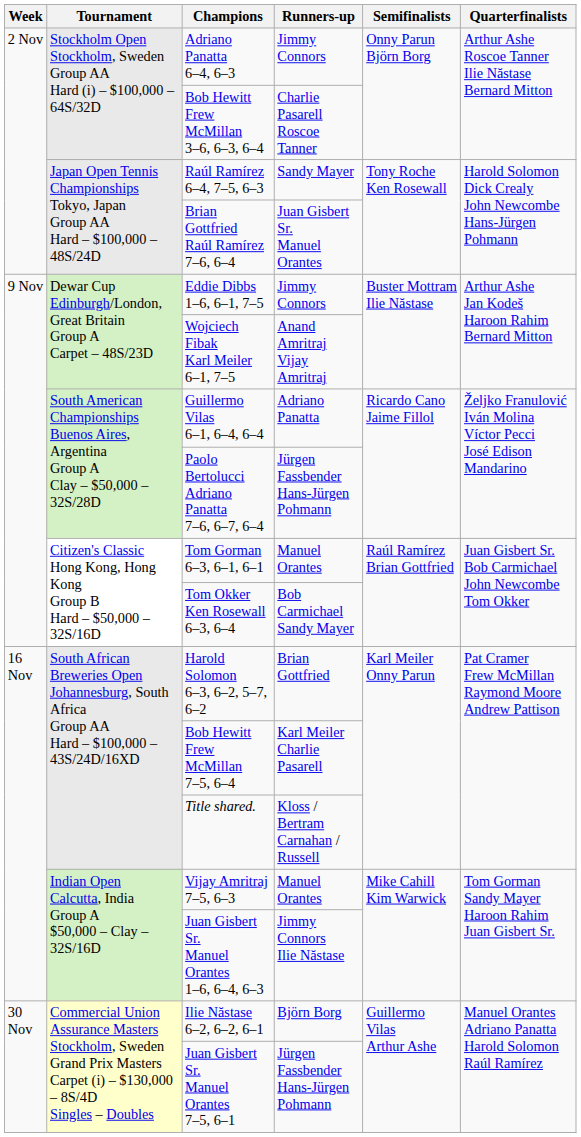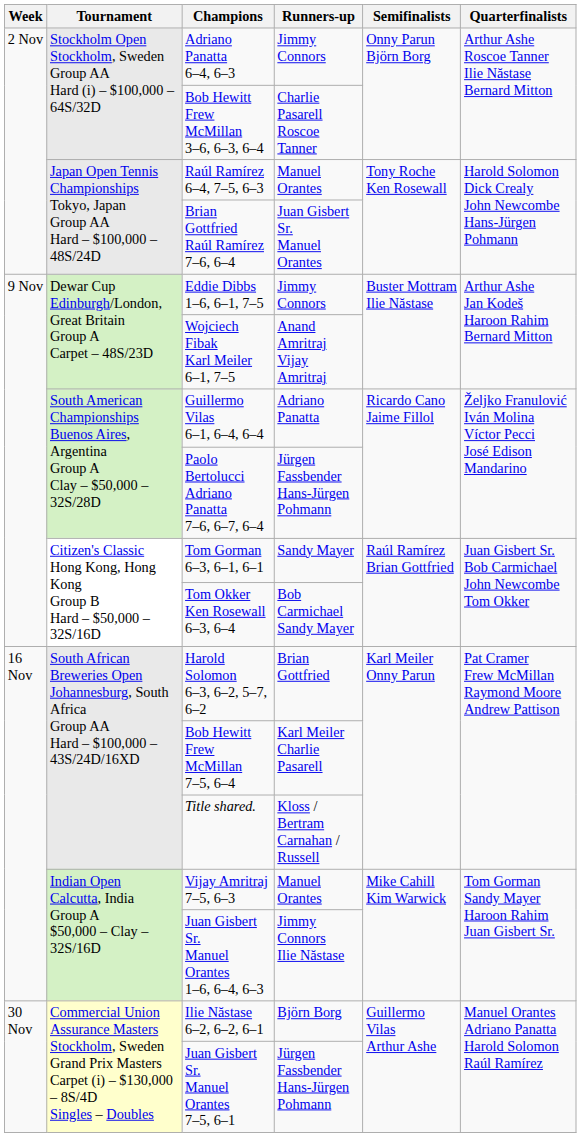(316, 171) Sandy Mayer -> (300, 180) Manuel Orantes
(300, 558) Manuel Orantes -> (316, 549) Sandy Mayer
